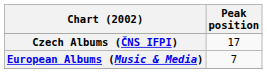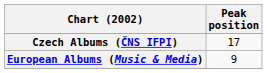(234, 59) 7 -> (234, 59) 9
